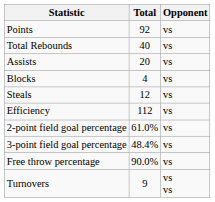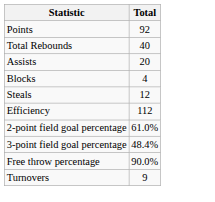- column: (185, 12)
